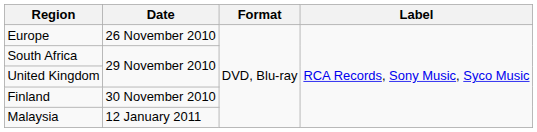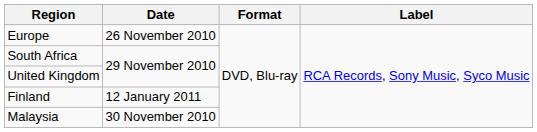(161, 96) 30 November 2010 -> (153, 96) 12 January 2011
(153, 117) 12 January 2011 -> (161, 117) 30 November 2010
